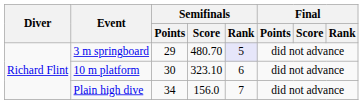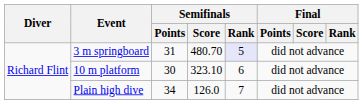(170, 52) 29 -> (170, 52) 31
(206, 90) 156.0 -> (206, 90) 126.0
